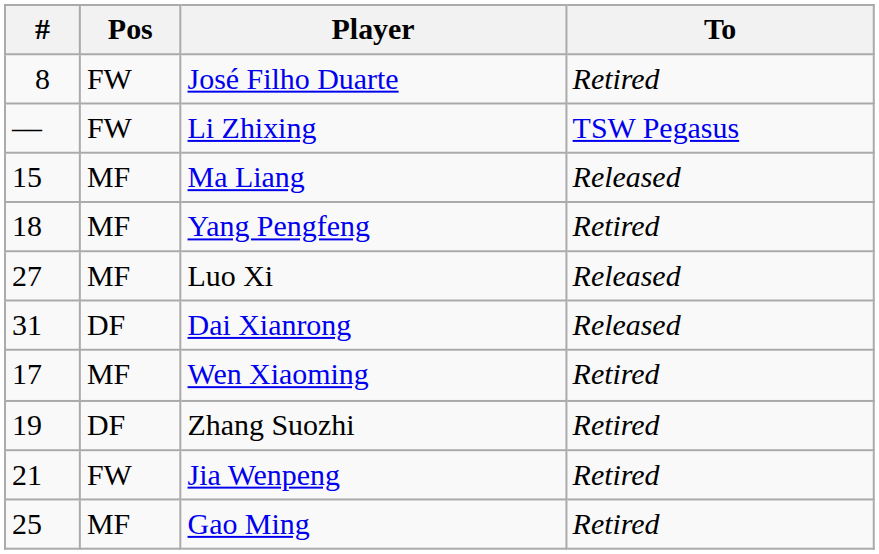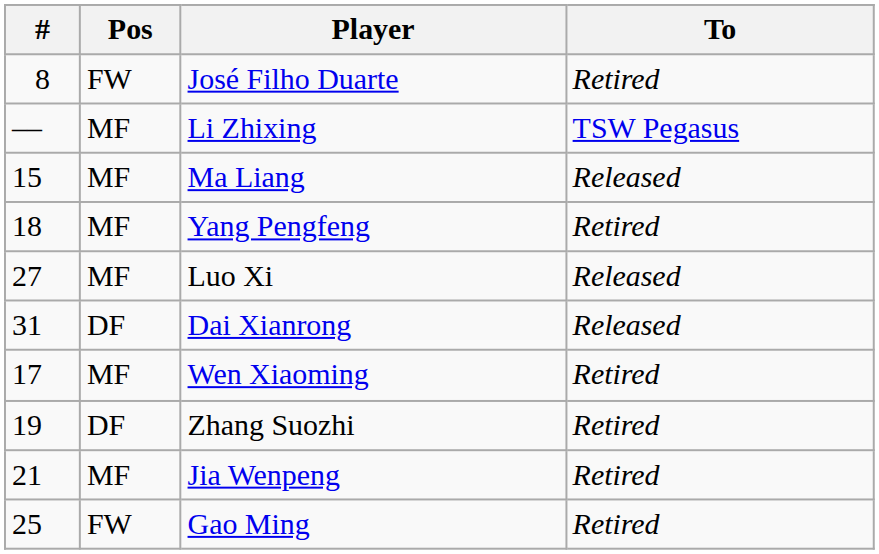(109, 128) FW -> (109, 128) MF
(109, 473) FW -> (109, 473) MF
(109, 523) MF -> (109, 523) FW
